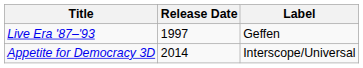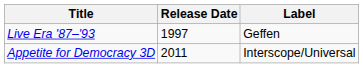(175, 53) 2014 -> (174, 53) 2011
